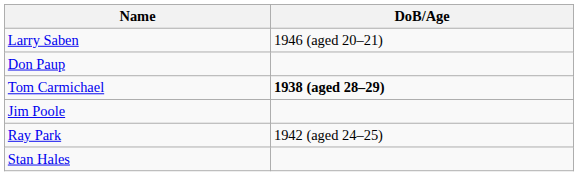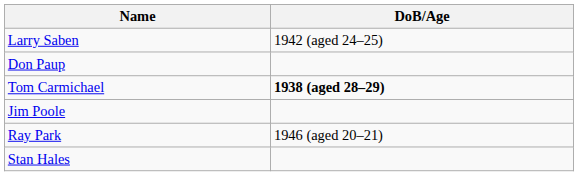(328, 40) 1946 (aged 20–21) -> (328, 40) 1942 (aged 24–25)
(328, 135) 1942 (aged 24–25) -> (328, 135) 1946 (aged 20–21)
